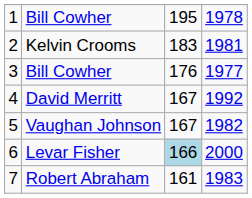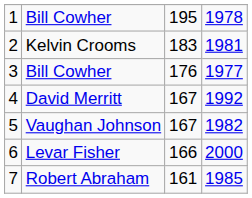(183, 152) lightblue background -> (183, 152) no background
(224, 179) 1983 -> (224, 179) 1985
